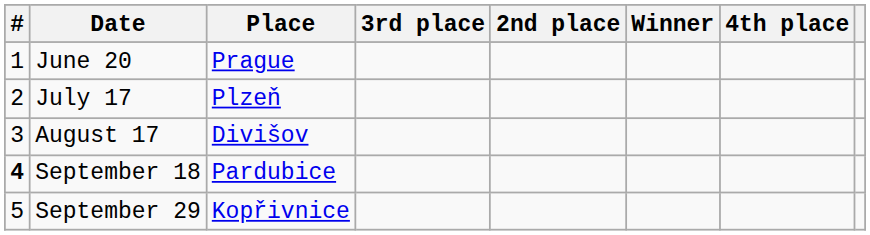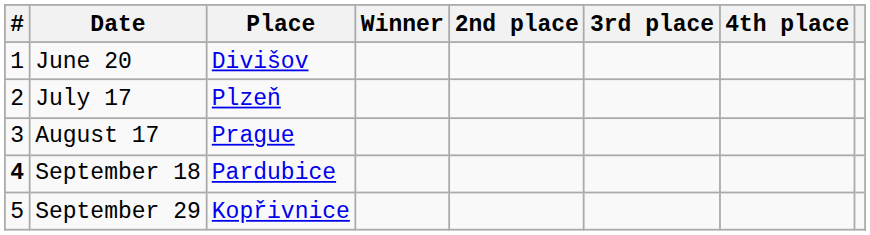columns swapped: (673, 24) <-> (423, 24)
(253, 61) Prague -> (260, 61) Divišov
(260, 136) Divišov -> (253, 136) Prague
